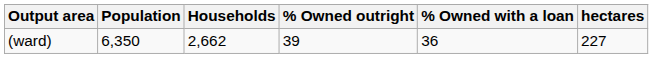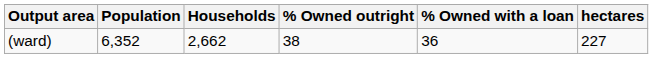(121, 41) 6,350 -> (121, 41) 6,352
(291, 41) 39 -> (291, 41) 38
